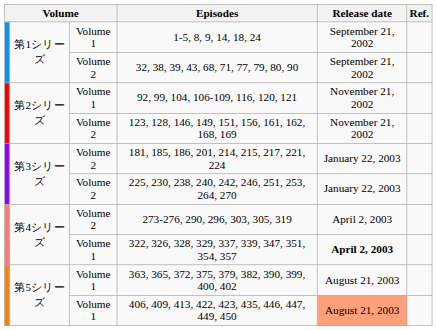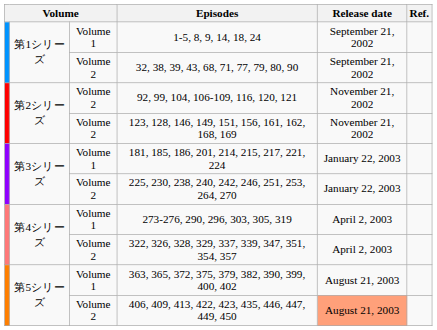(93, 98) Volume 1 -> (93, 98) Volume 2
(93, 158) Volume 2 -> (93, 158) Volume 1
(93, 219) Volume 2 -> (93, 219) Volume 1
(93, 249) Volume 1 -> (93, 249) Volume 2
(362, 249) bold -> (362, 249) normal
(93, 310) Volume 1 -> (93, 310) Volume 2
